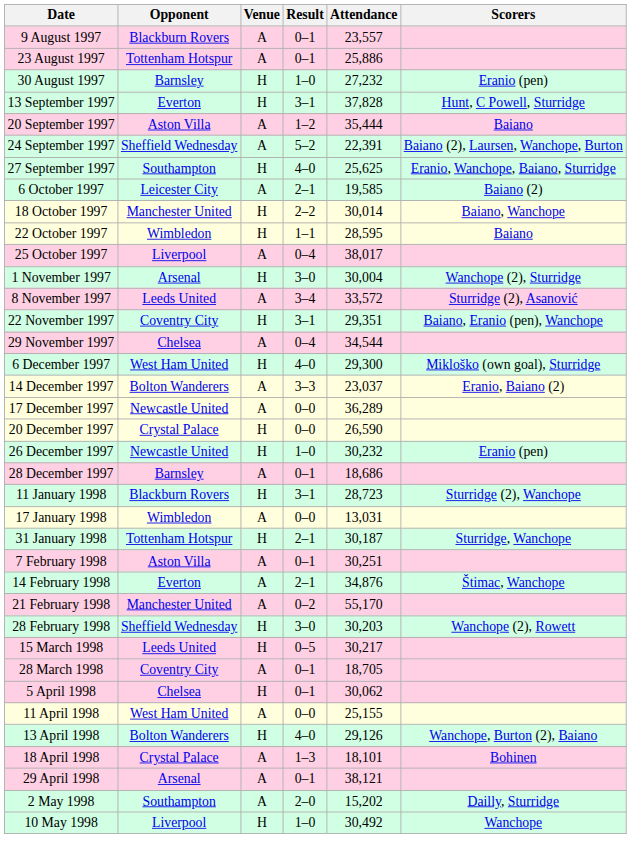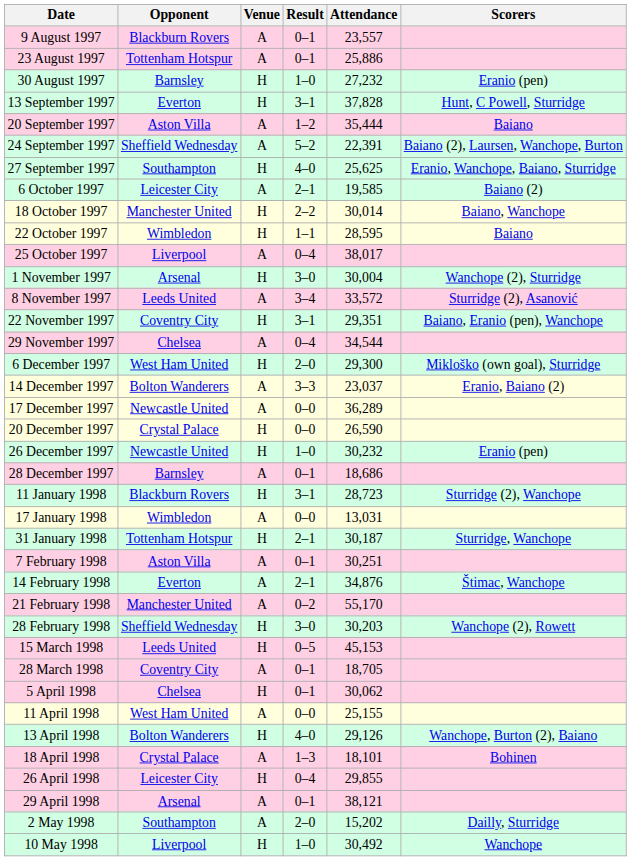(305, 364) 4–0 -> (305, 364) 2–0
(364, 648) 30,217 -> (364, 648) 45,153
+ row: (61, 779)
